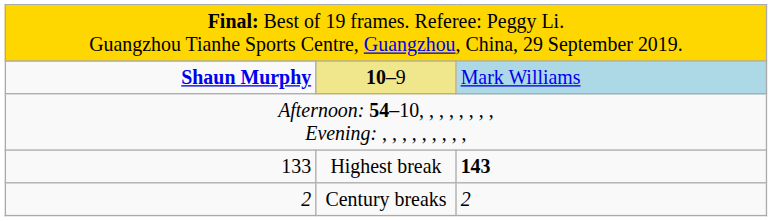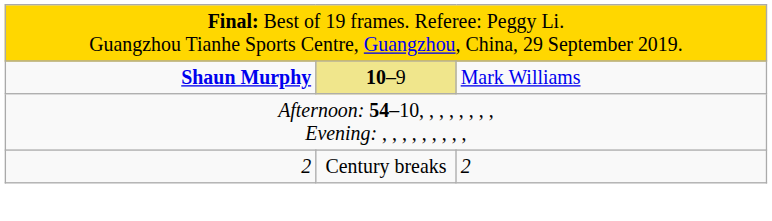(521, 77) lightblue background -> (521, 77) no background
- row: (296, 166)
